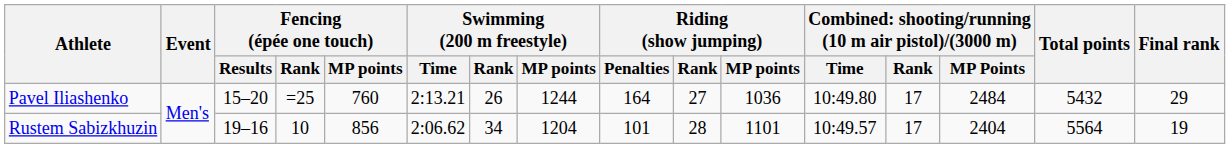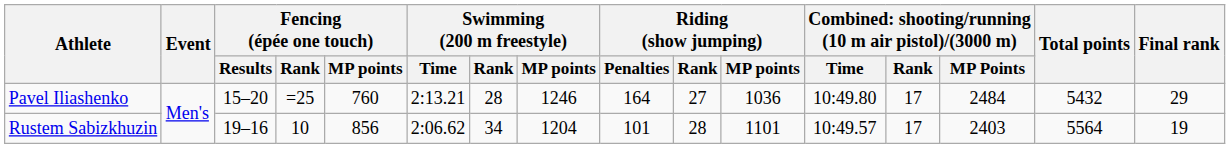(493, 98) 26 -> (493, 98) 28
(559, 98) 1244 -> (559, 98) 1246
(987, 128) 2404 -> (987, 128) 2403
